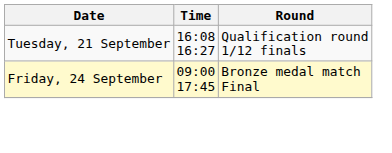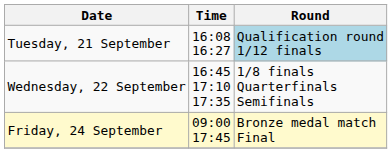(295, 43) no background -> (310, 43) lightblue background
+ row: (97, 87)
